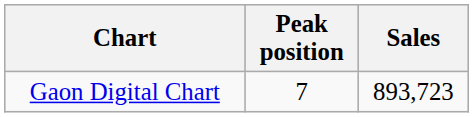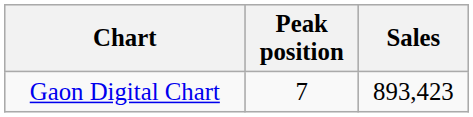(413, 91) 893,723 -> (413, 91) 893,423
